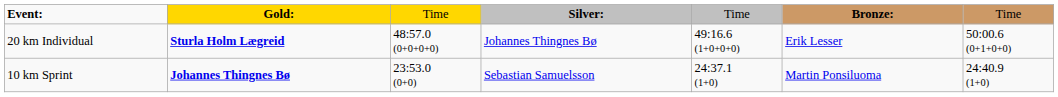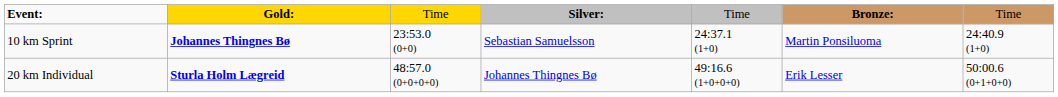rows swapped: (50, 41) <-> (40, 75)
